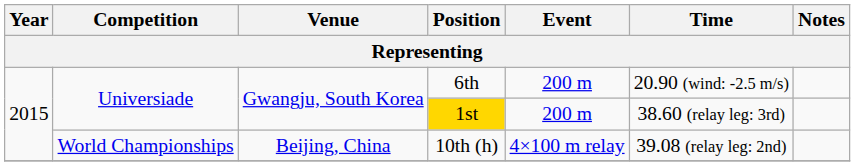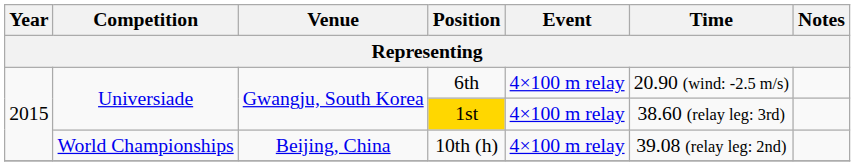(567, 82) 200 m -> (567, 82) 4×100 m relay
(567, 113) 200 m -> (567, 113) 4×100 m relay
